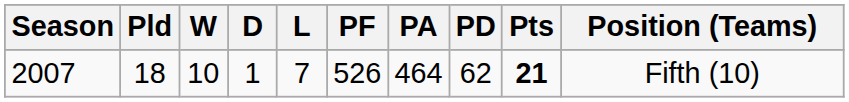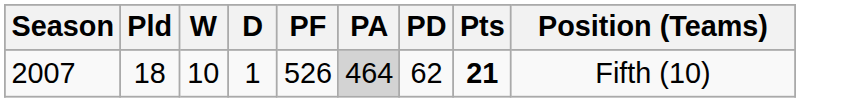- column: (302, 27)
(419, 73) no background -> (369, 73) lightgrey background
